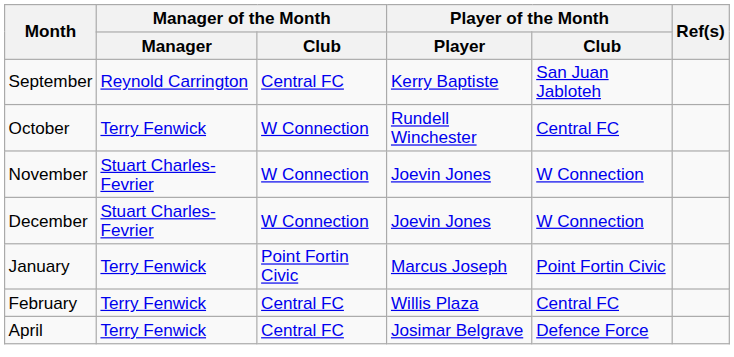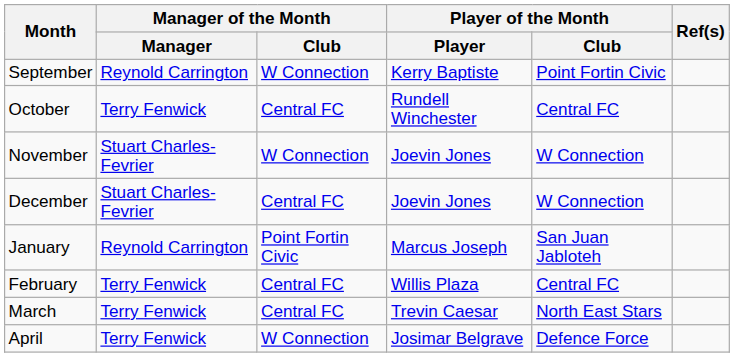(303, 82) Central FC -> (315, 73) W Connection
(572, 82) San Juan Jabloteh -> (601, 73) Point Fortin Civic
(315, 128) W Connection -> (303, 109) Central FC
(315, 221) W Connection -> (303, 201) Central FC
(153, 267) Terry Fenwick -> (174, 248) Reynold Carrington
(601, 267) Point Fortin Civic -> (572, 248) San Juan Jabloteh
+ row: (32, 311)
(303, 330) Central FC -> (315, 338) W Connection
